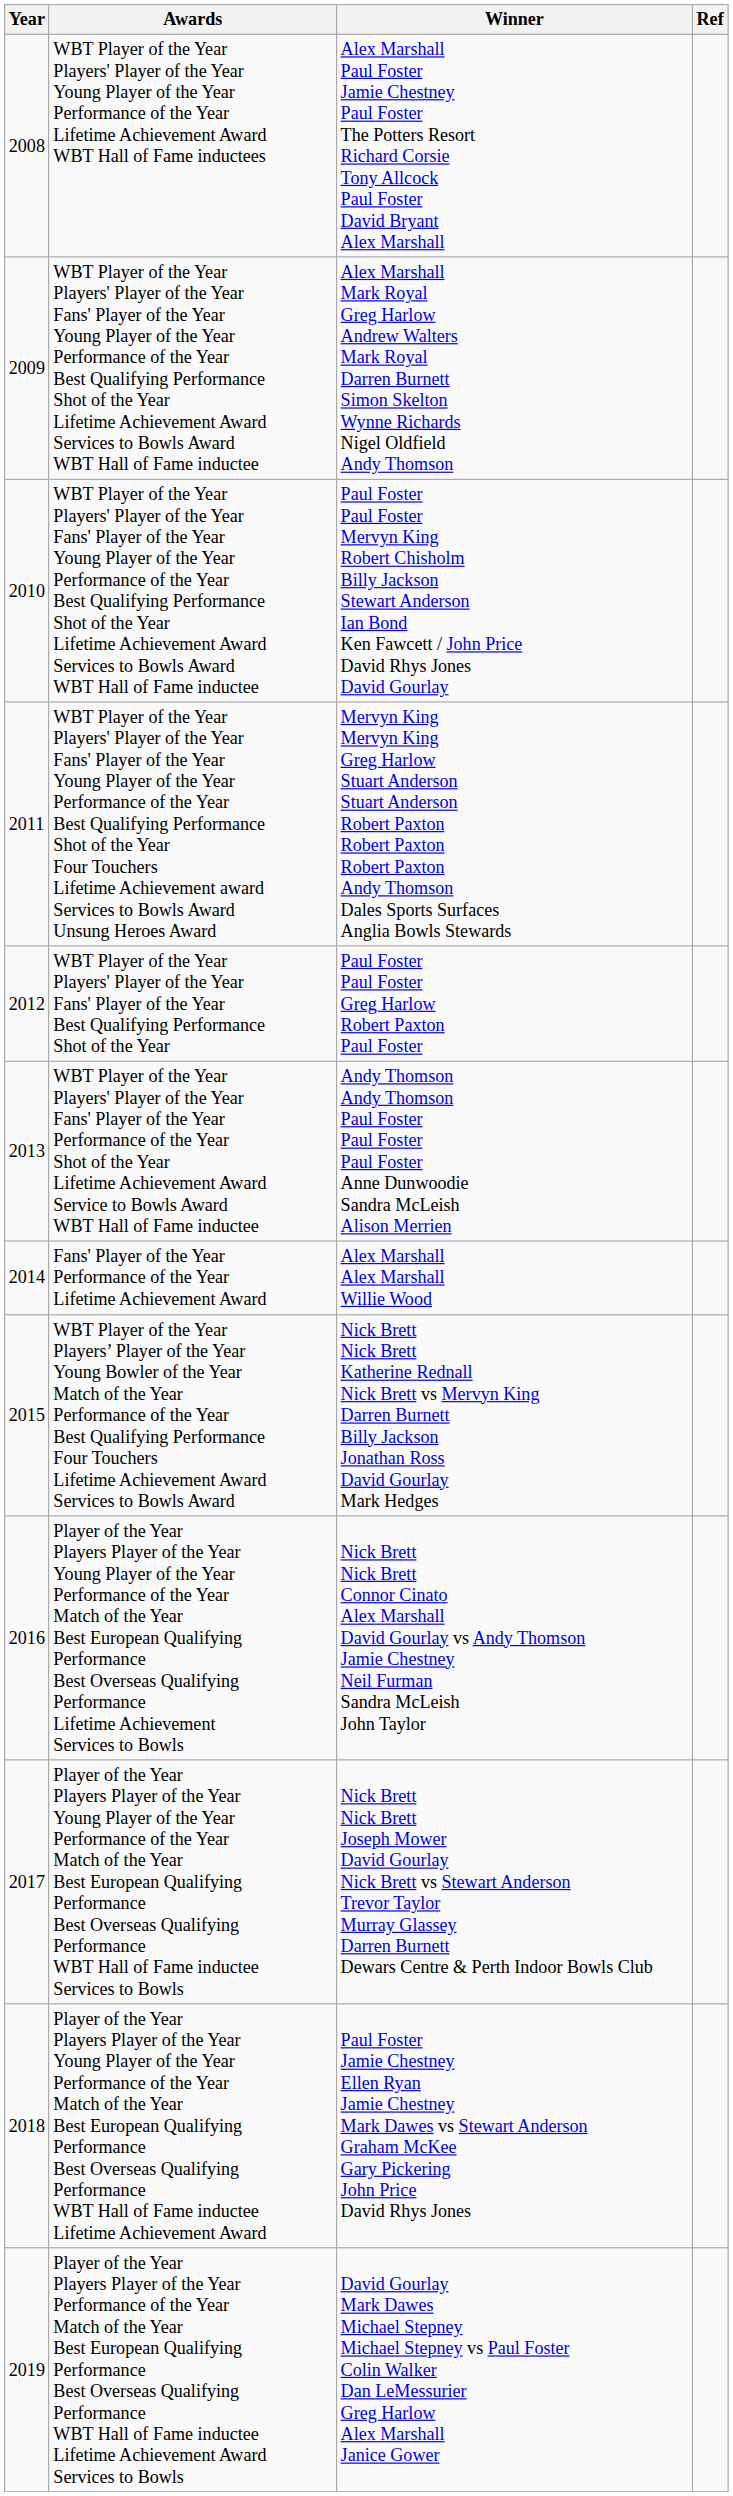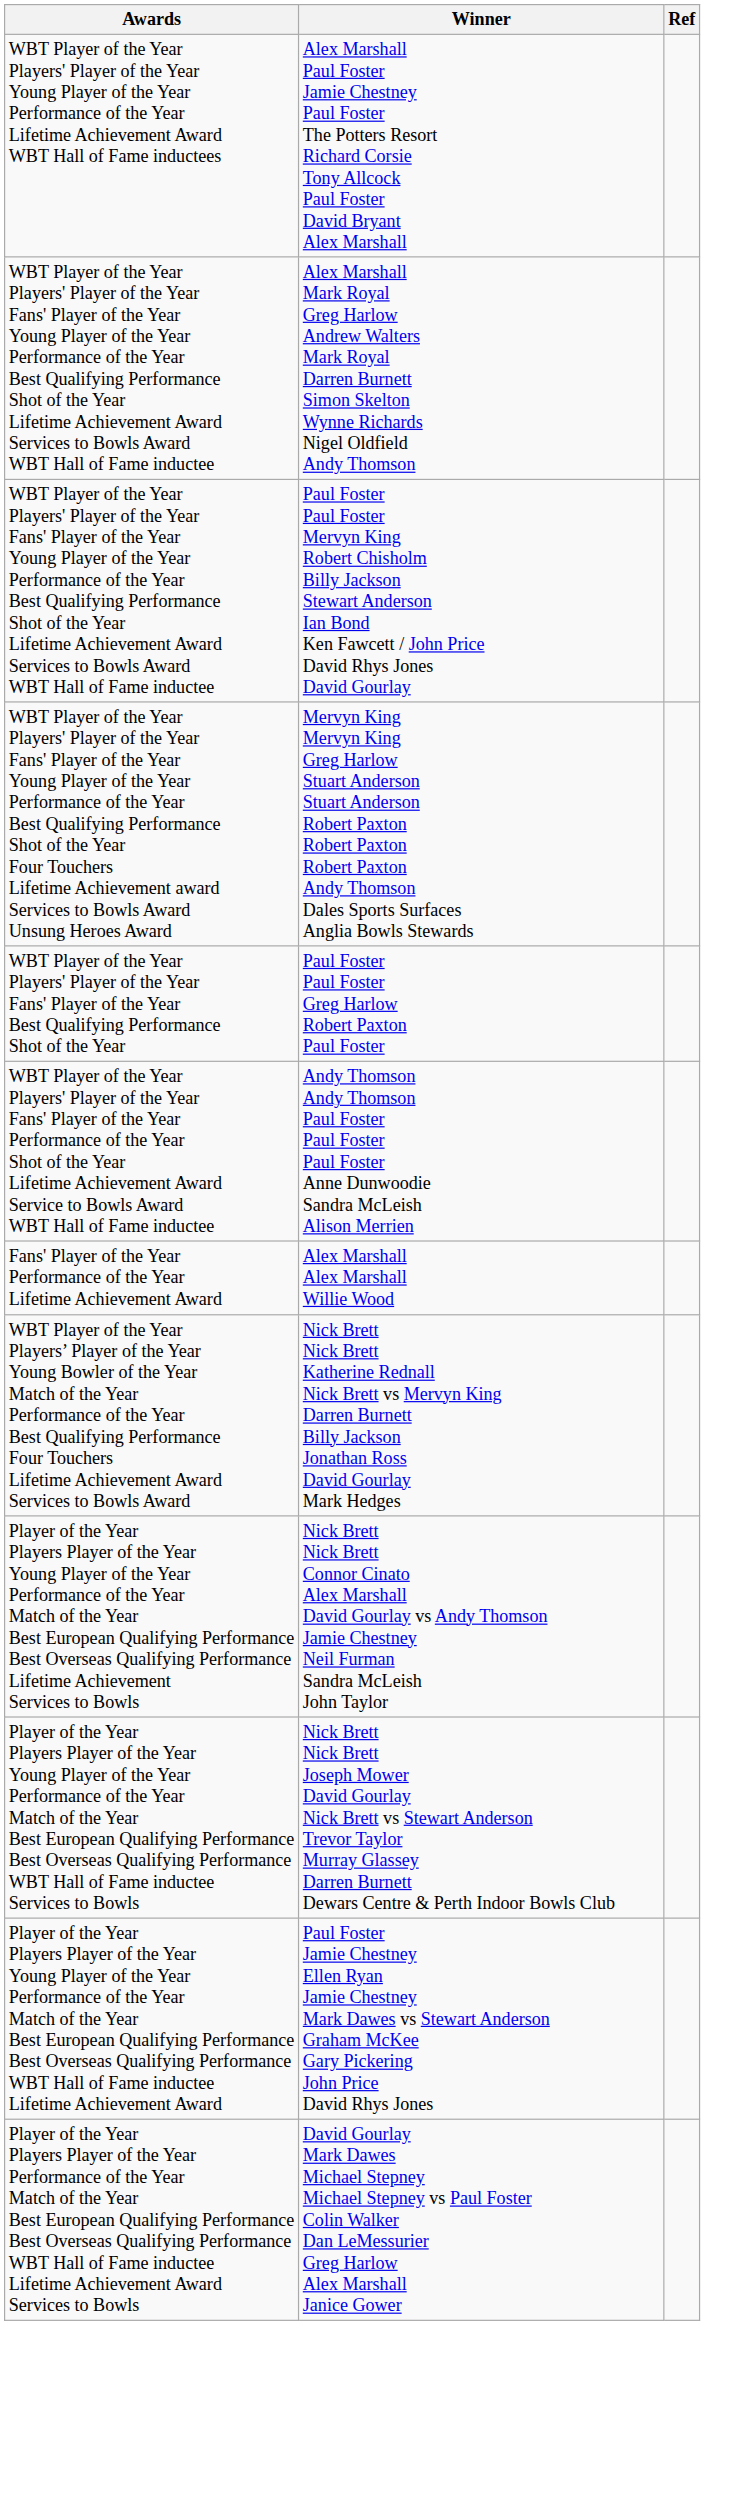- column: (27, 19)
